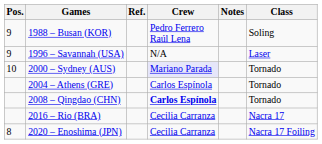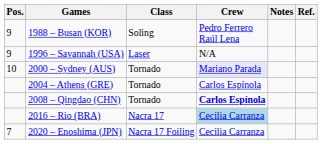columns swapped: (282, 12) <-> (137, 12)
(183, 116) no background -> (232, 116) lightblue background
(9, 131) 8 -> (9, 131) 7
